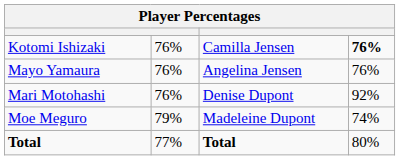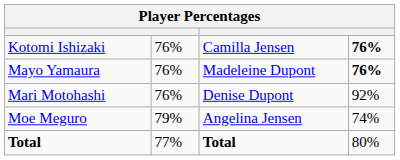(252, 71) Angelina Jensen -> (259, 71) Madeleine Dupont
(365, 71) normal -> (367, 71) bold
(259, 118) Madeleine Dupont -> (252, 118) Angelina Jensen
